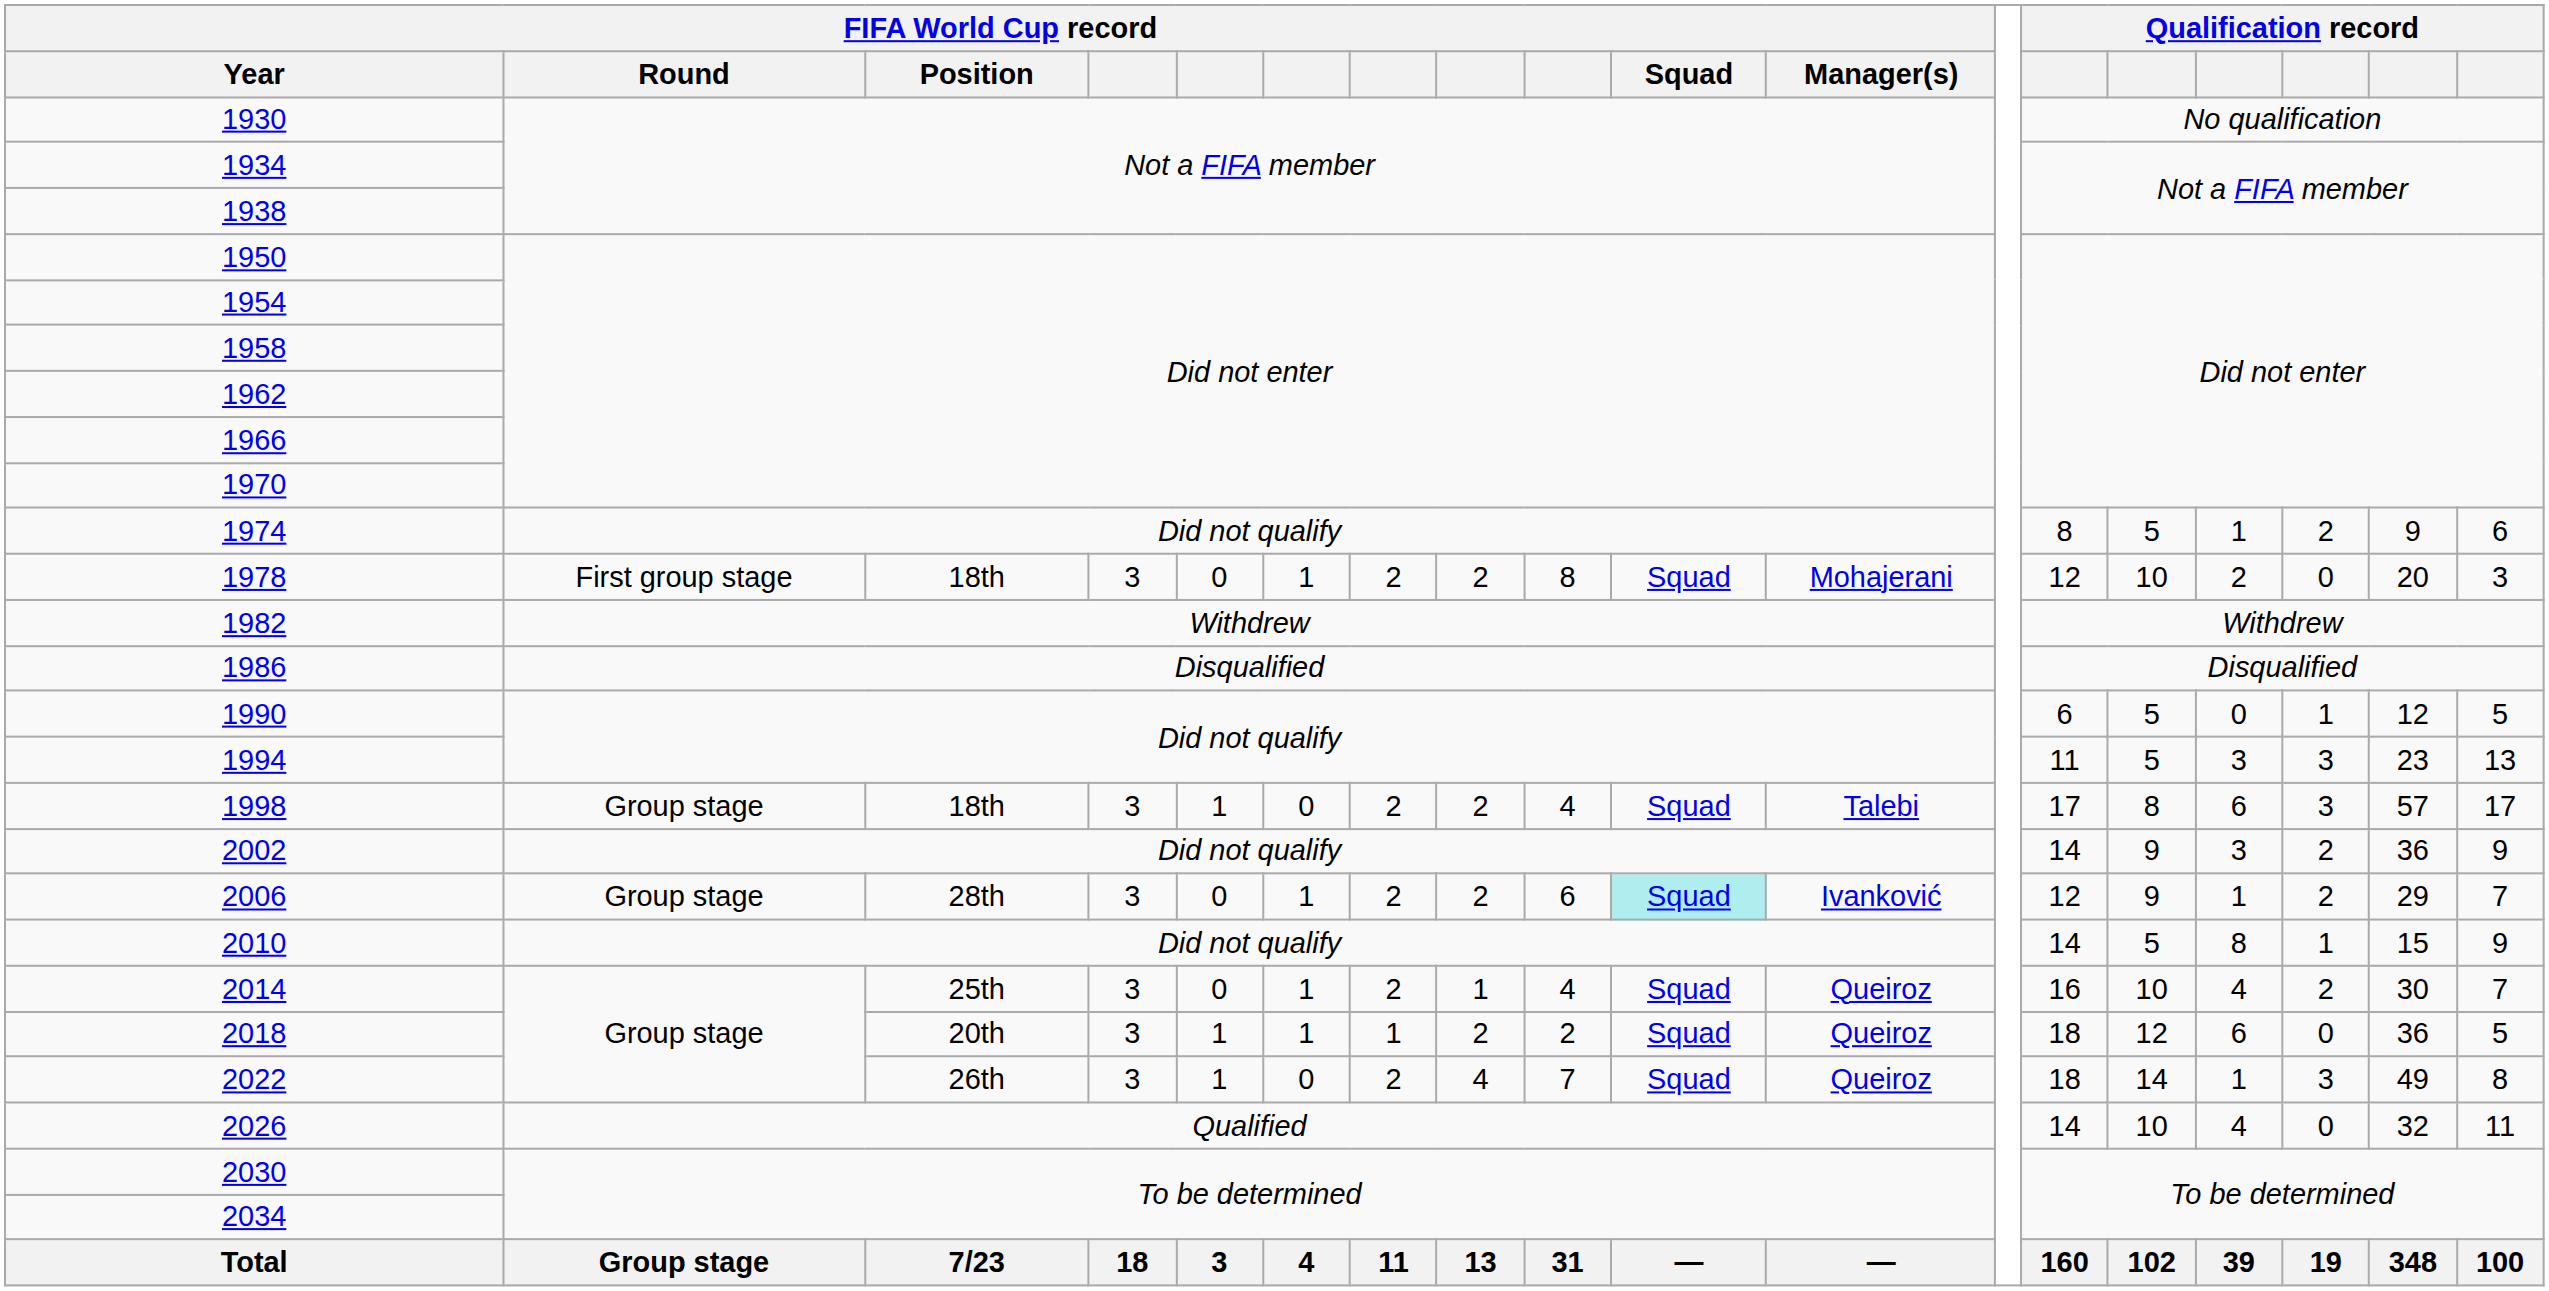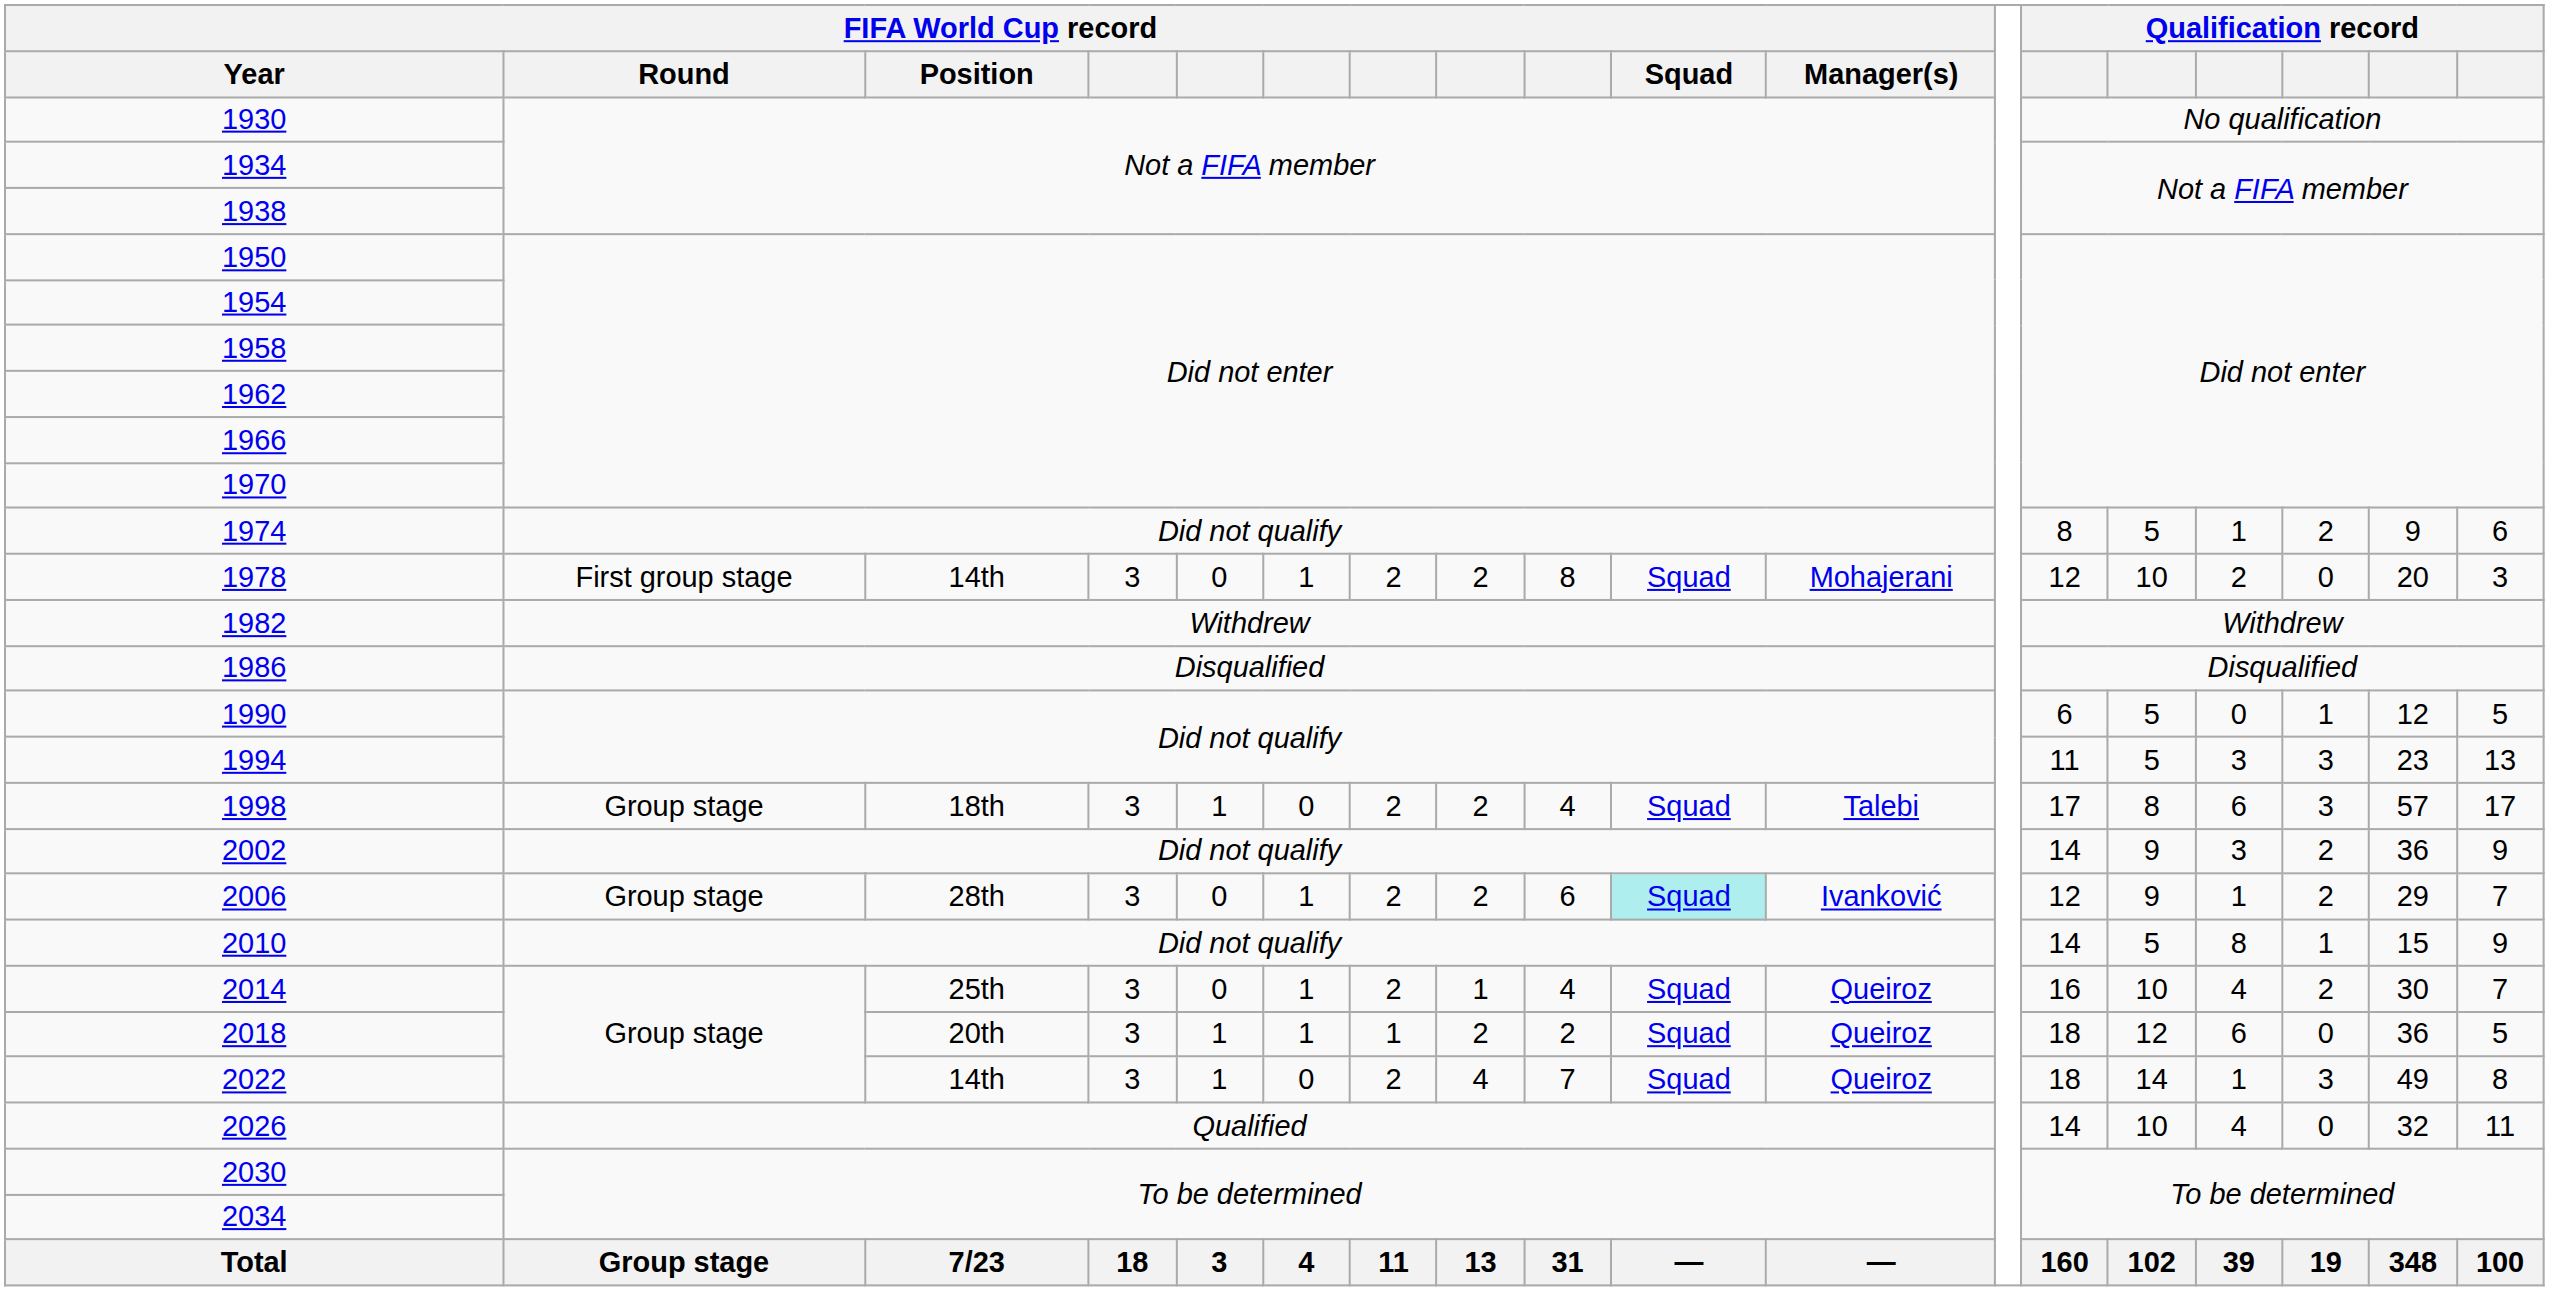(977, 577) 18th -> (977, 577) 14th
(977, 1080) 26th -> (977, 1080) 14th
